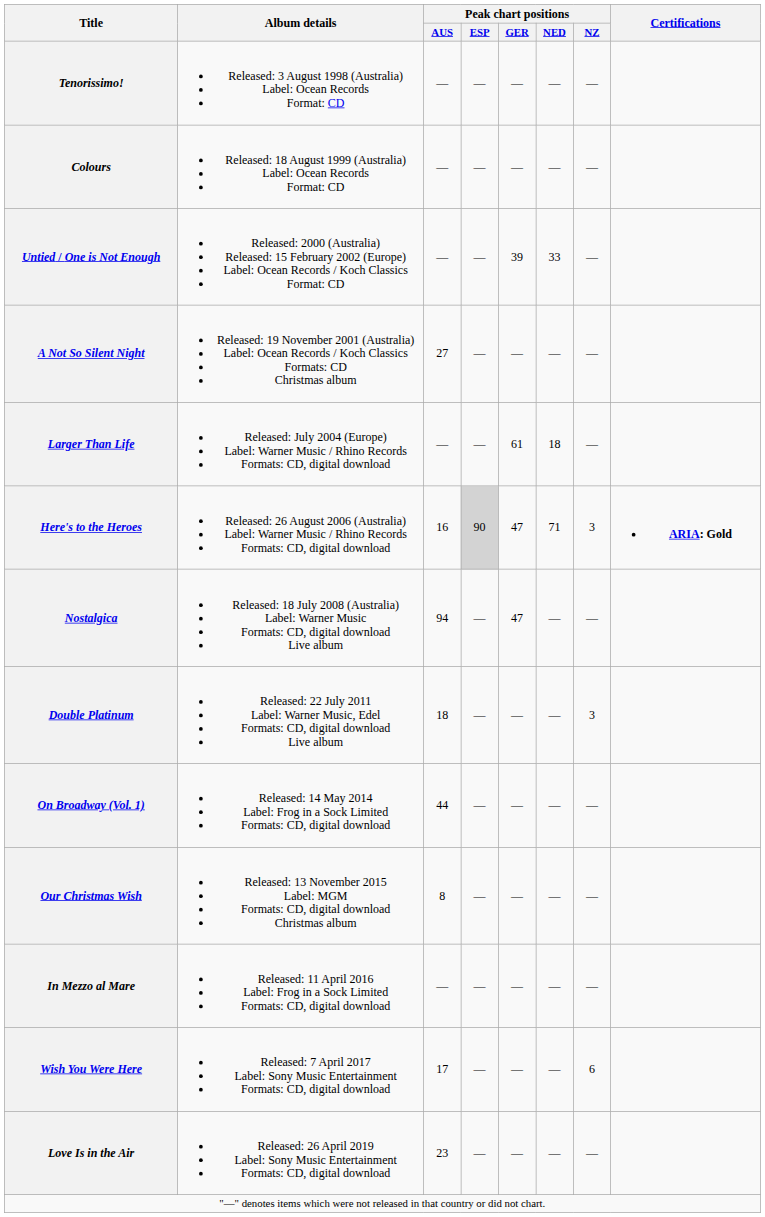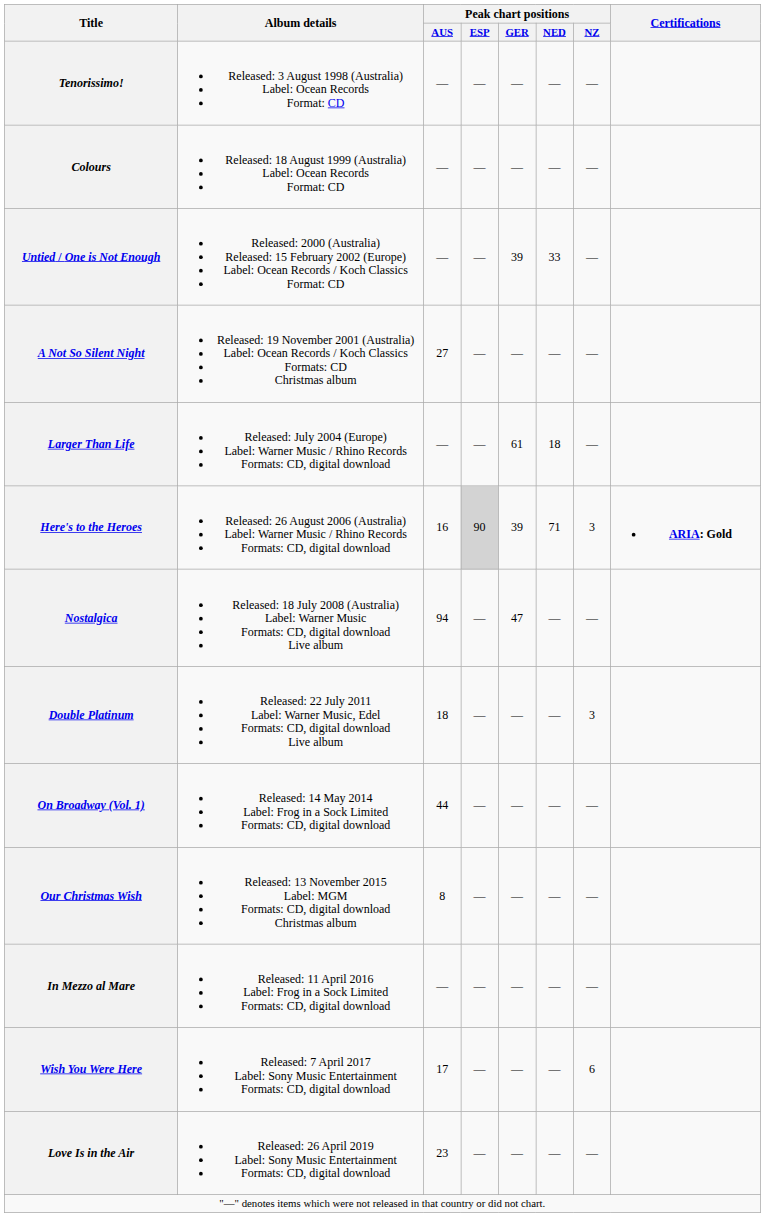(517, 527) 47 -> (517, 527) 39
